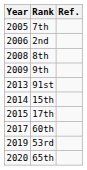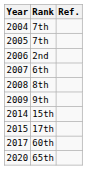+ row: (17, 26)
+ row: (17, 70)
- row: (17, 85)
- row: (17, 143)
